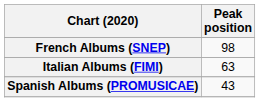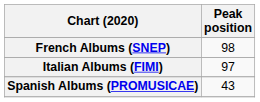(228, 67) 63 -> (228, 67) 97
